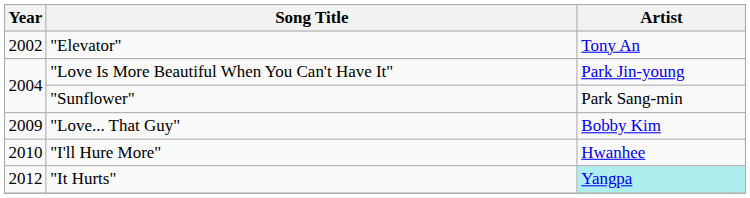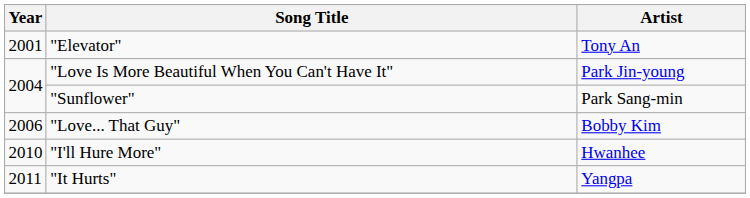(25, 44) 2002 -> (25, 44) 2001
(25, 125) 2009 -> (25, 125) 2006
(25, 179) 2012 -> (25, 179) 2011
(607, 179) paleturquoise background -> (607, 179) no background
